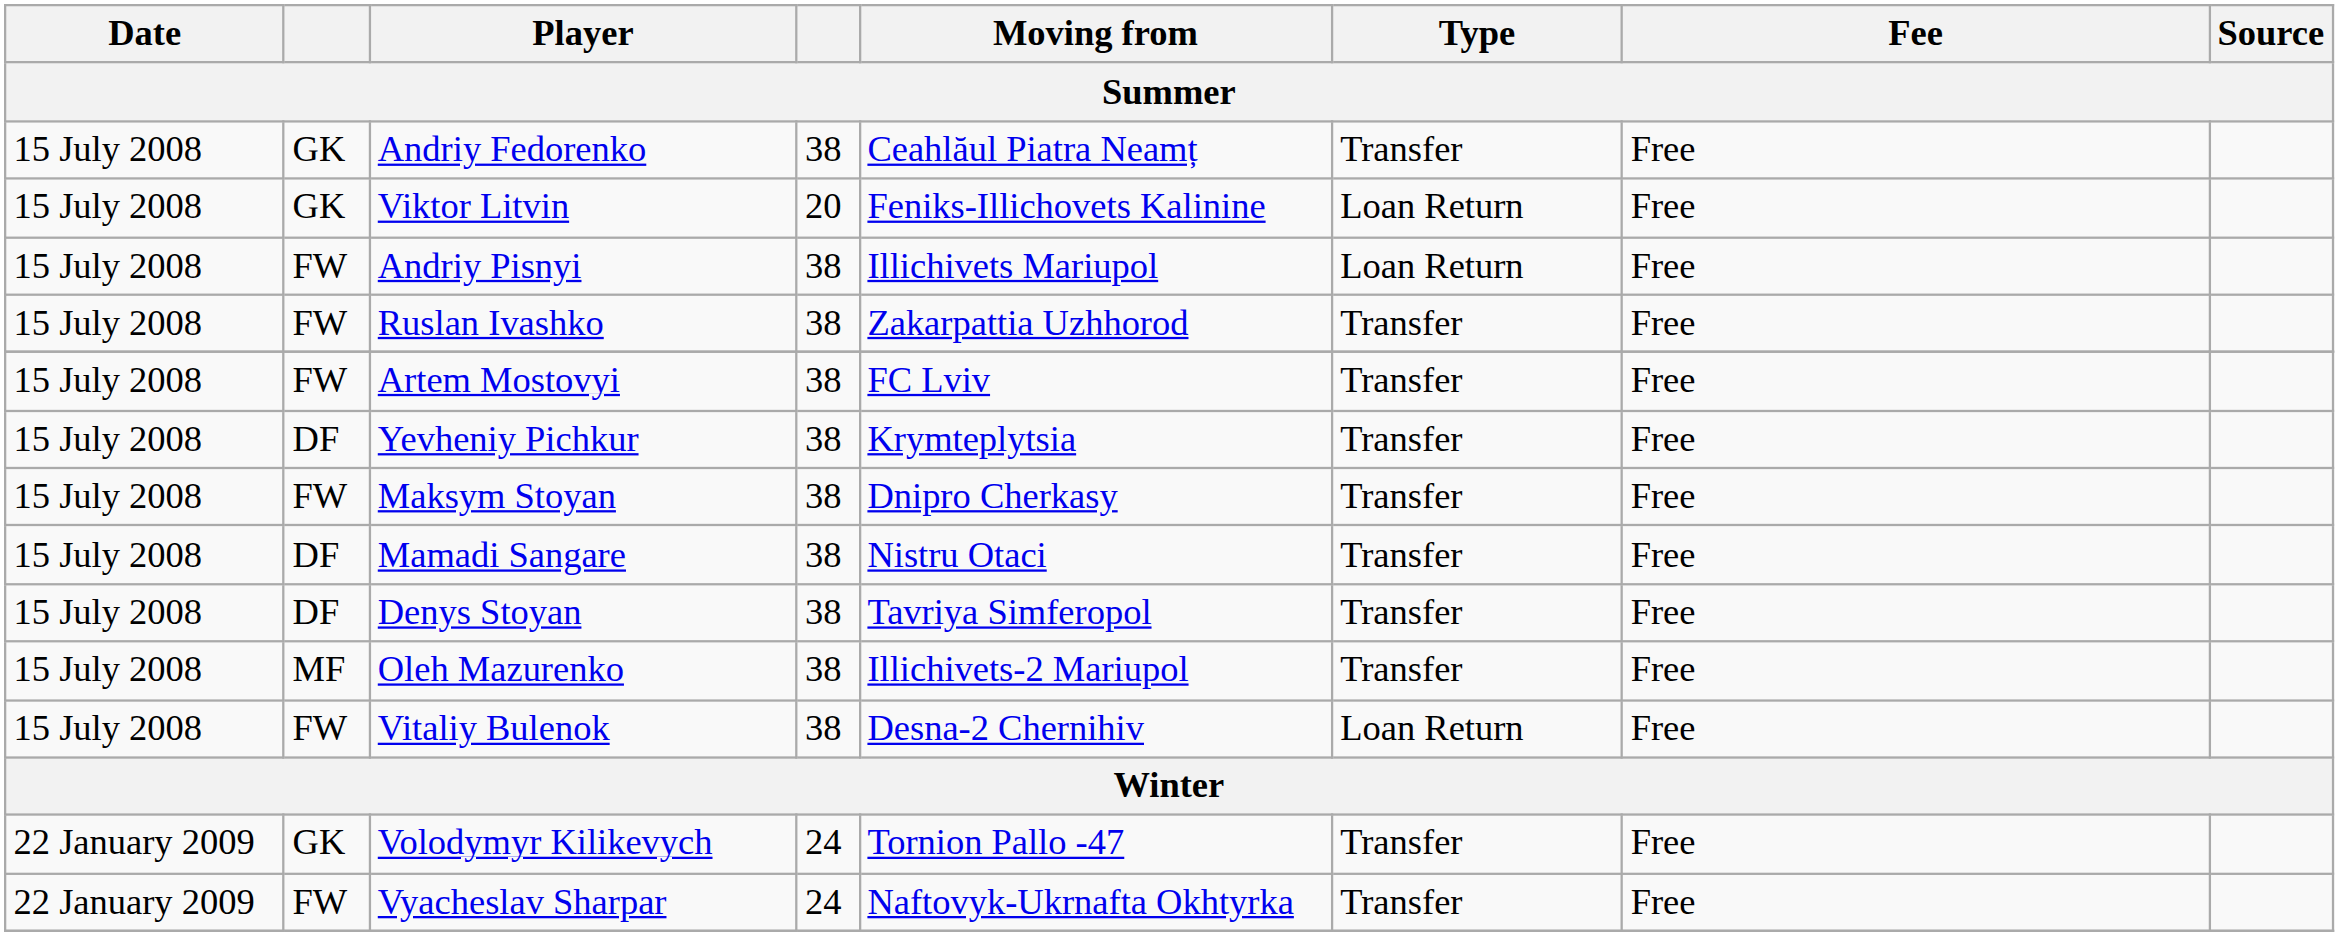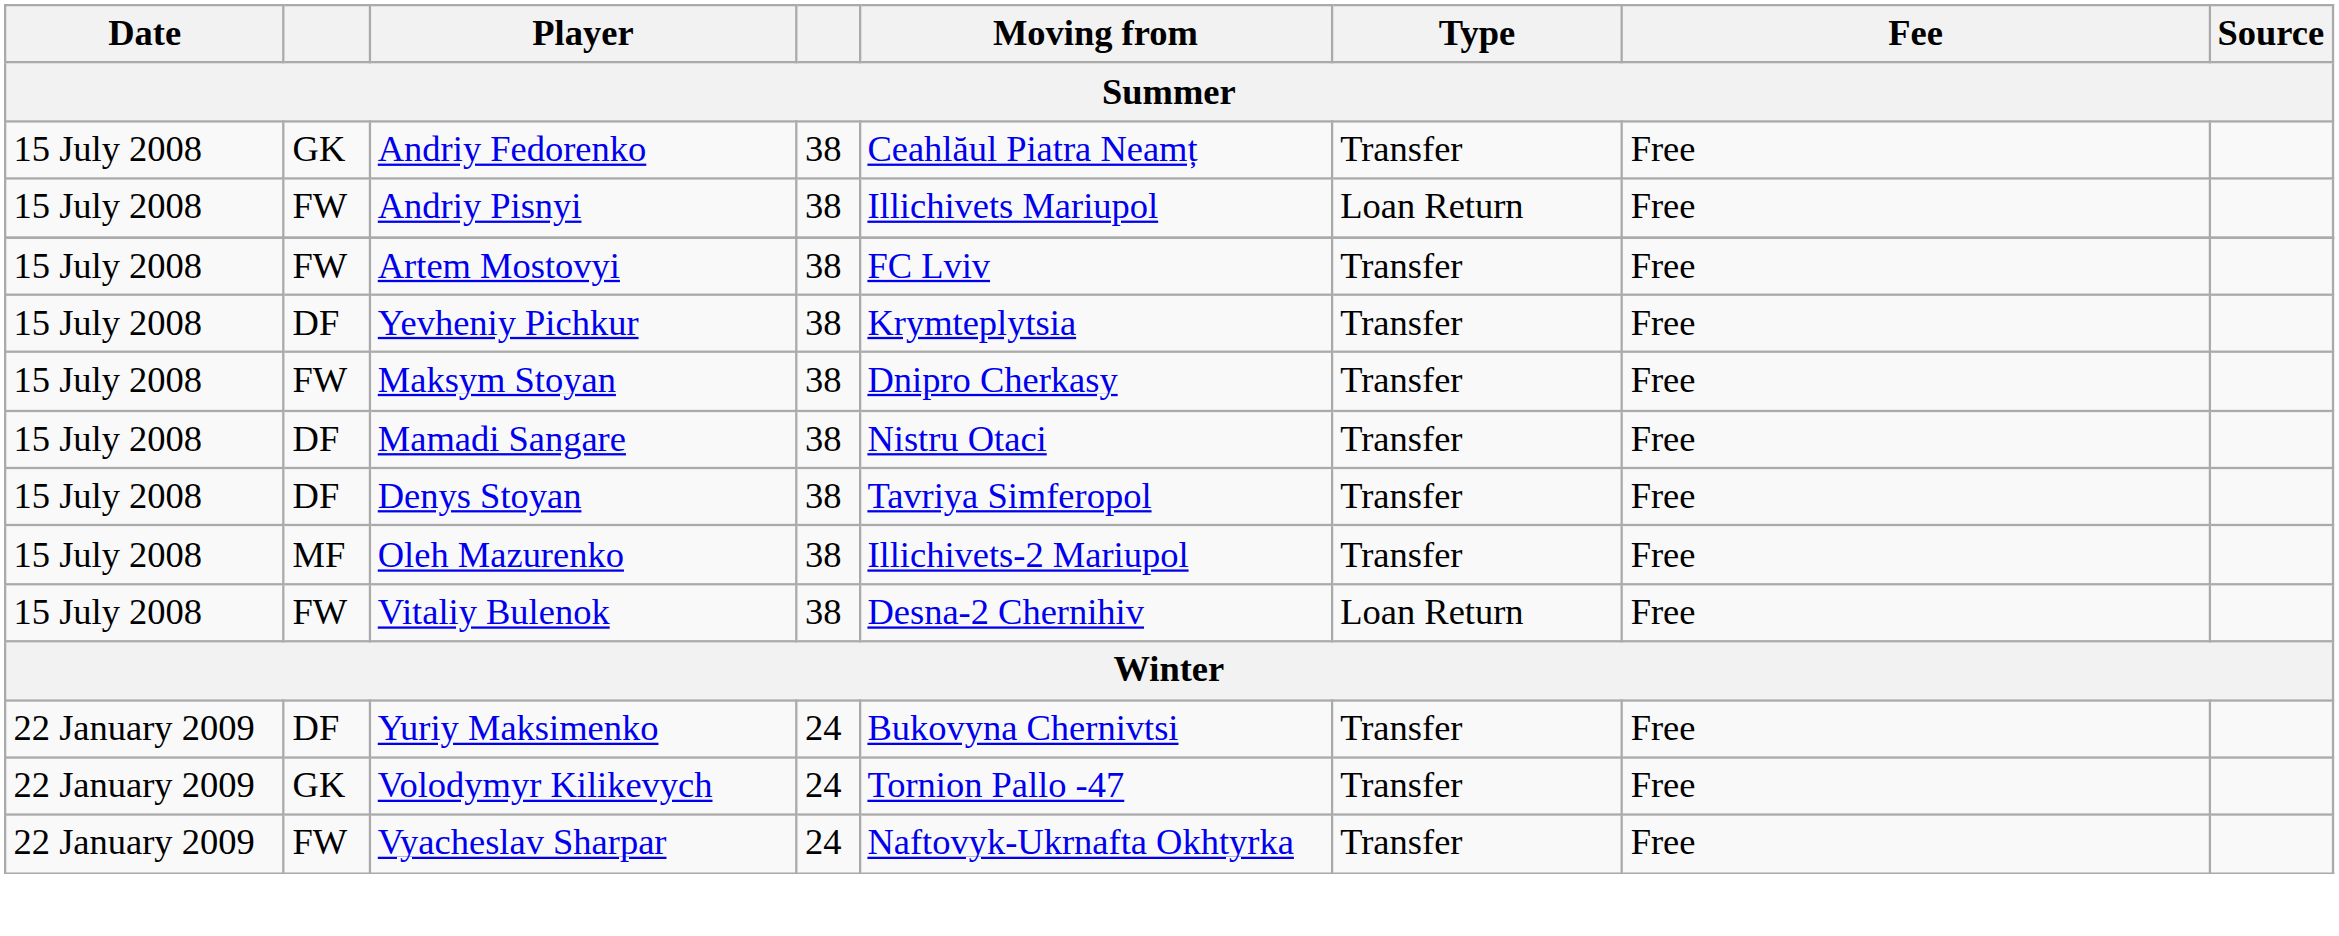- row: (473, 206)
- row: (491, 322)
+ row: (518, 727)
